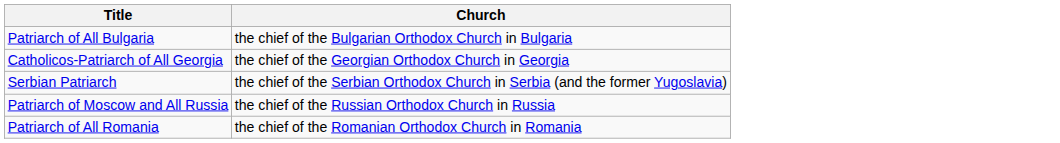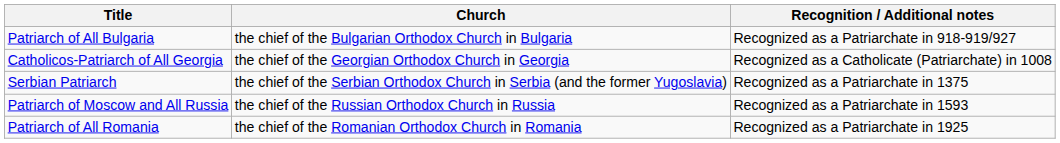+ column: (893, 15)
